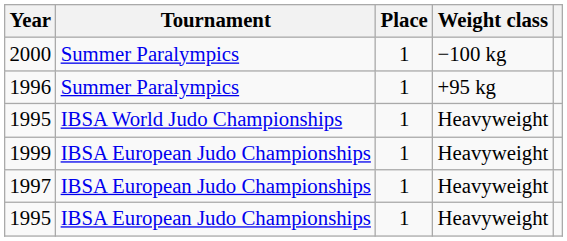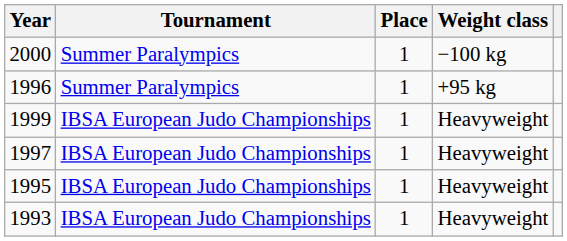- row: (30, 119)
+ row: (30, 218)
